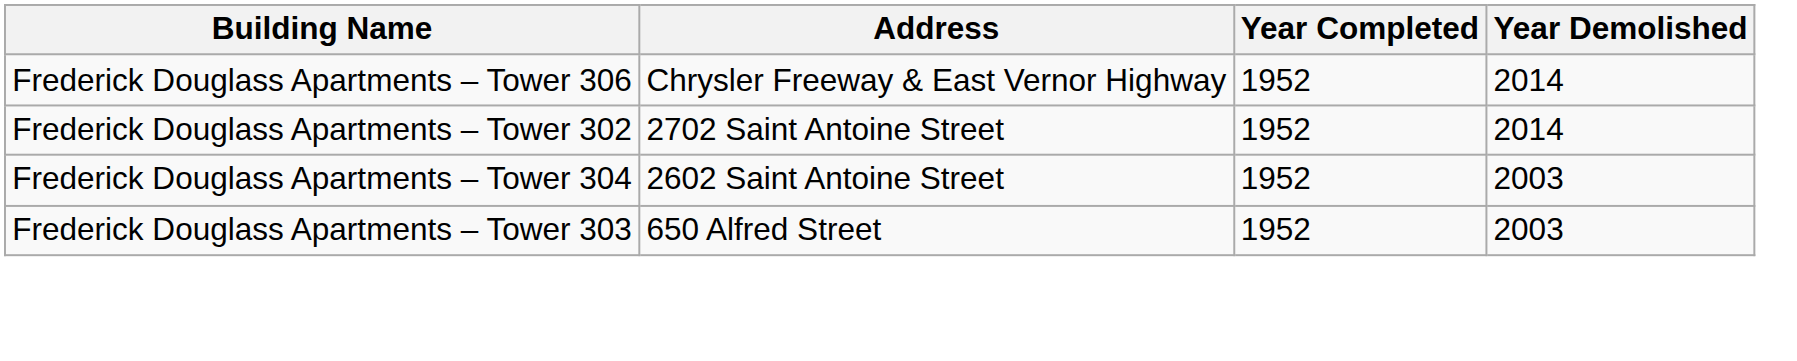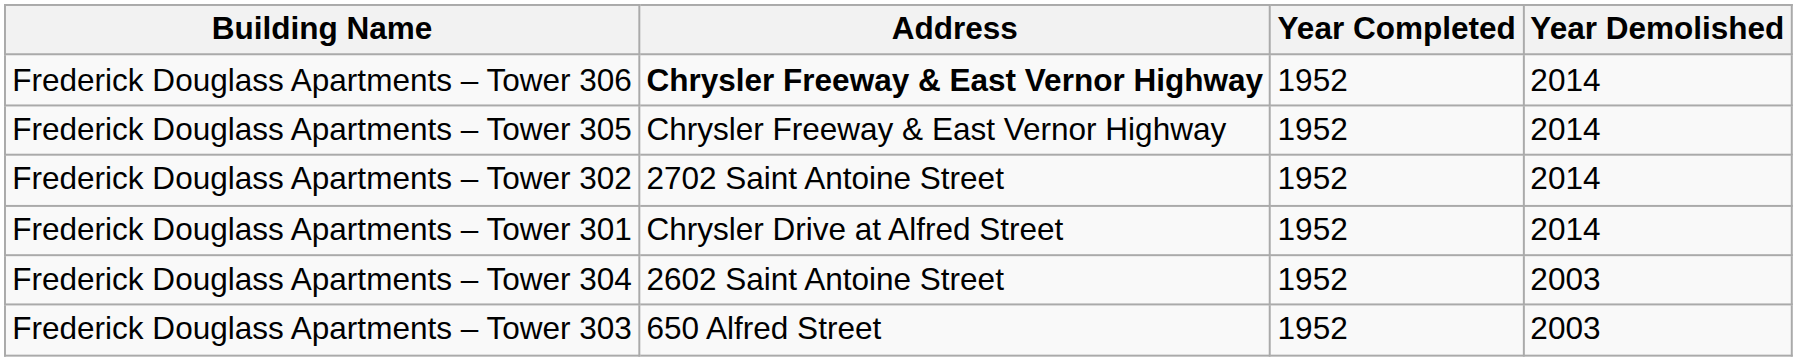(936, 79) normal -> (955, 79) bold
+ row: (322, 129)
+ row: (322, 229)
